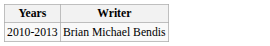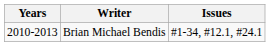+ column: (217, 13)
